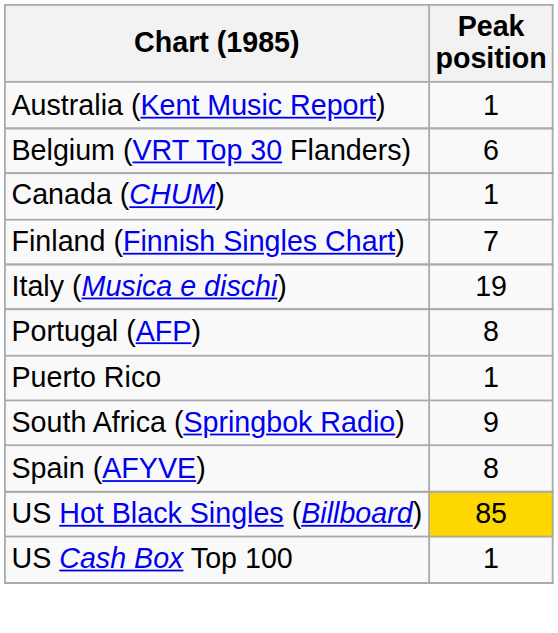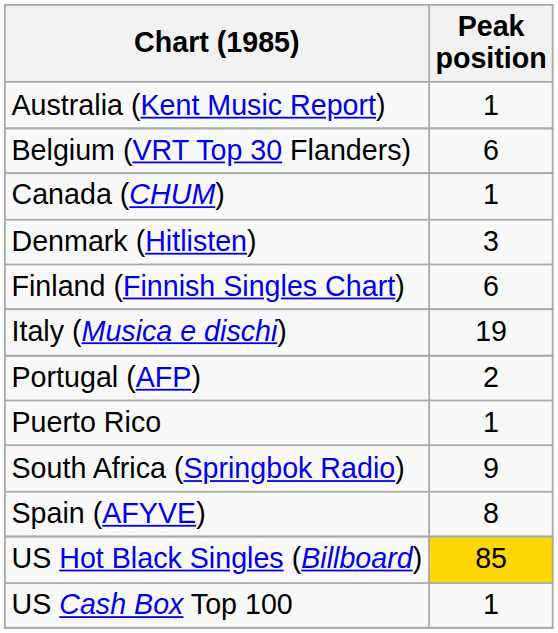+ row: (134, 241)
(491, 241) 7 -> (491, 286) 6
(491, 331) 8 -> (491, 377) 2
